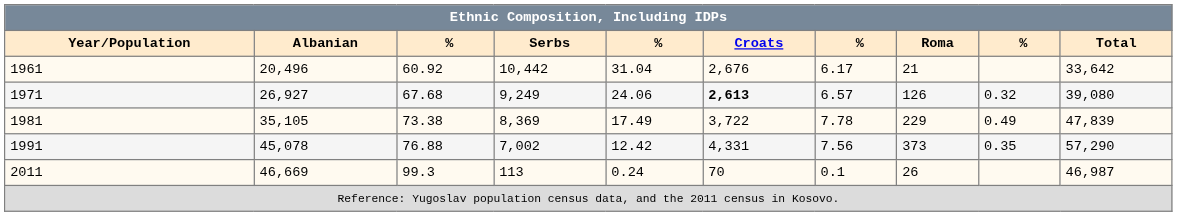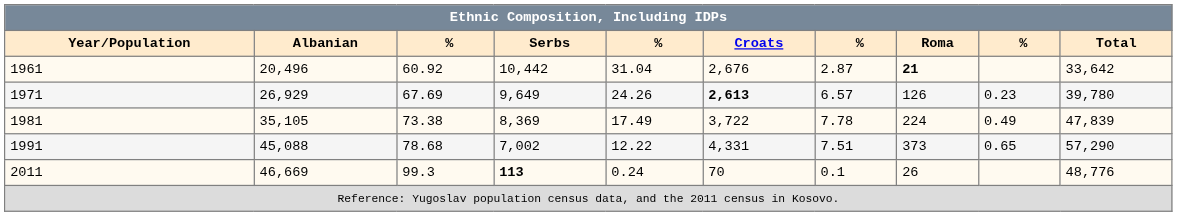(837, 69) 6.17 -> (837, 69) 2.87
(910, 69) normal -> (910, 69) bold
(284, 95) 26,927 -> (284, 95) 26,929
(423, 95) 67.68 -> (423, 95) 67.69
(520, 95) 9,249 -> (520, 95) 9,649
(632, 95) 24.06 -> (632, 95) 24.26
(1000, 95) 0.32 -> (1000, 95) 0.23
(1090, 95) 39,080 -> (1090, 95) 39,780
(914, 121) 229 -> (914, 121) 224
(284, 147) 45,078 -> (284, 147) 45,088
(423, 147) 76.88 -> (423, 147) 78.68
(632, 147) 12.42 -> (632, 147) 12.22
(837, 147) 7.56 -> (837, 147) 7.51
(1000, 147) 0.35 -> (1000, 147) 0.65
(511, 173) normal -> (511, 173) bold
(1090, 173) 46,987 -> (1090, 173) 48,776
